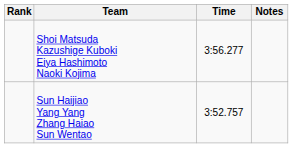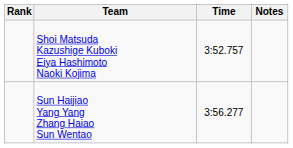(224, 51) 3:56.277 -> (224, 51) 3:52.757
(224, 112) 3:52.757 -> (224, 112) 3:56.277
